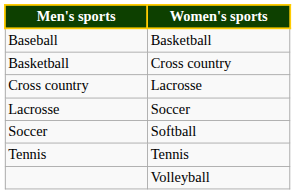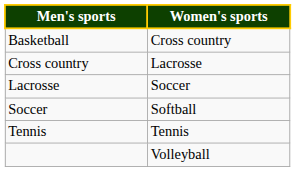- row: (33, 40)
